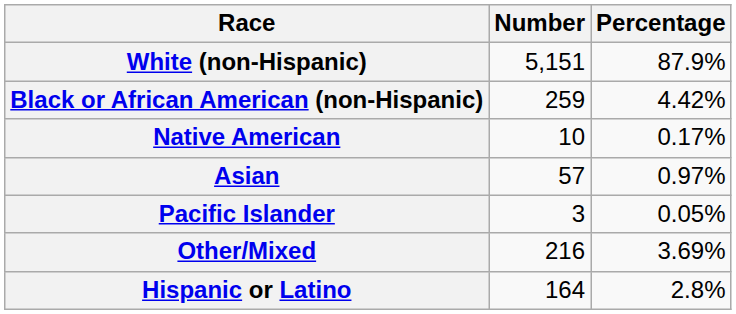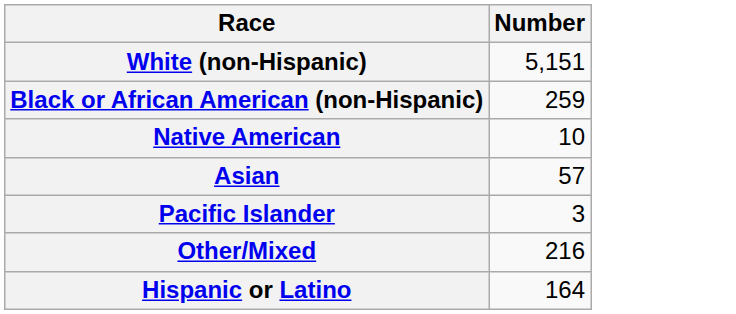- column: (661, 23)
